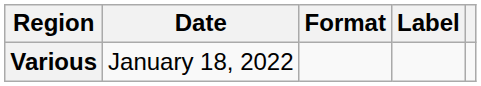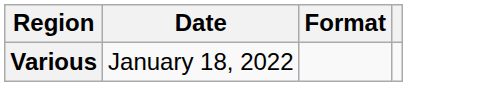- column: (428, 23)
